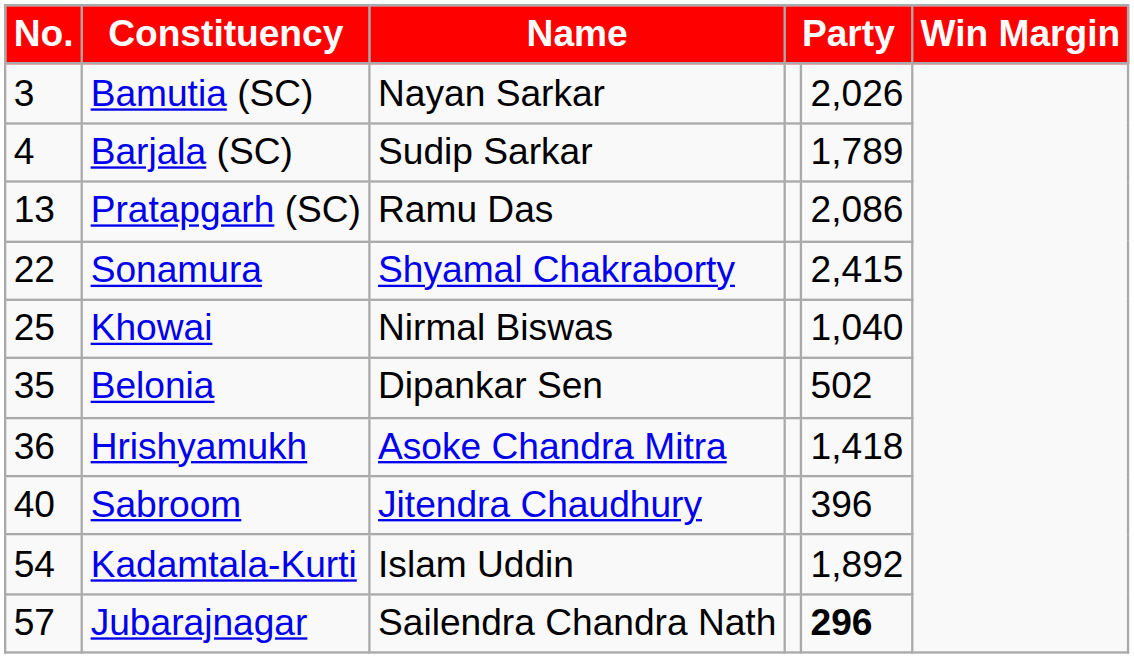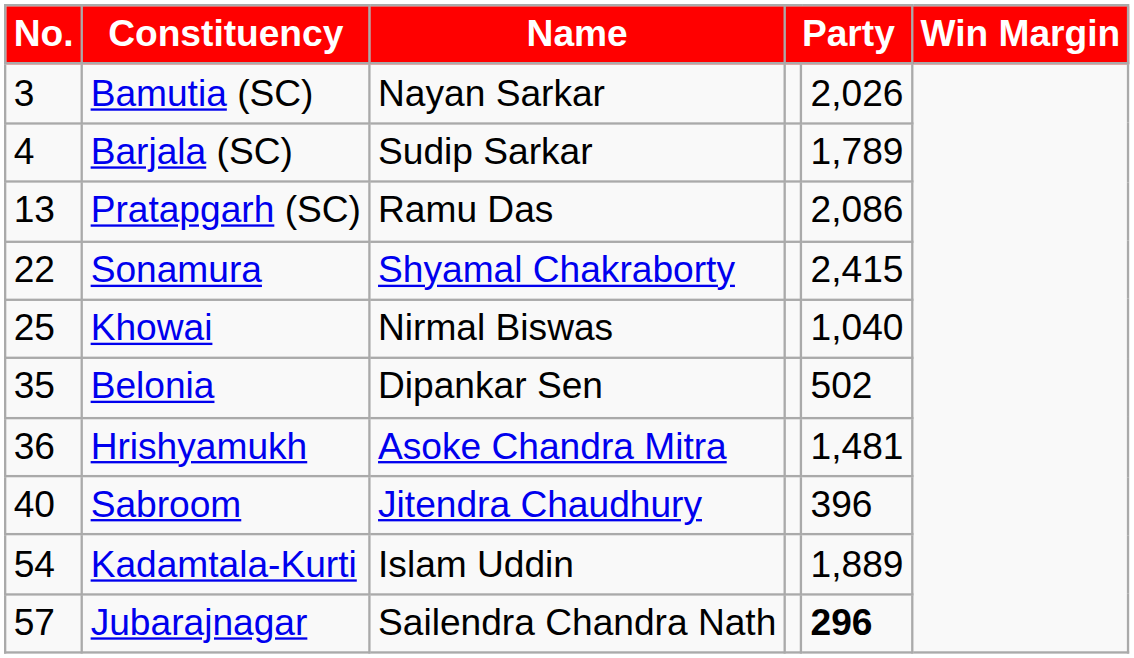(857, 446) 1,418 -> (857, 446) 1,481
(857, 563) 1,892 -> (857, 563) 1,889
